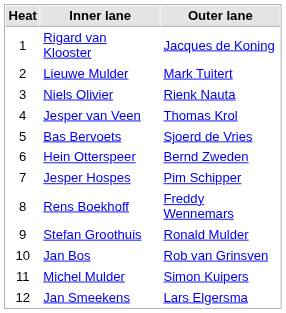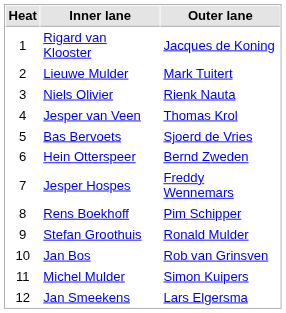(202, 178) Pim Schipper -> (199, 185) Freddy Wennemars
(199, 206) Freddy Wennemars -> (202, 213) Pim Schipper
